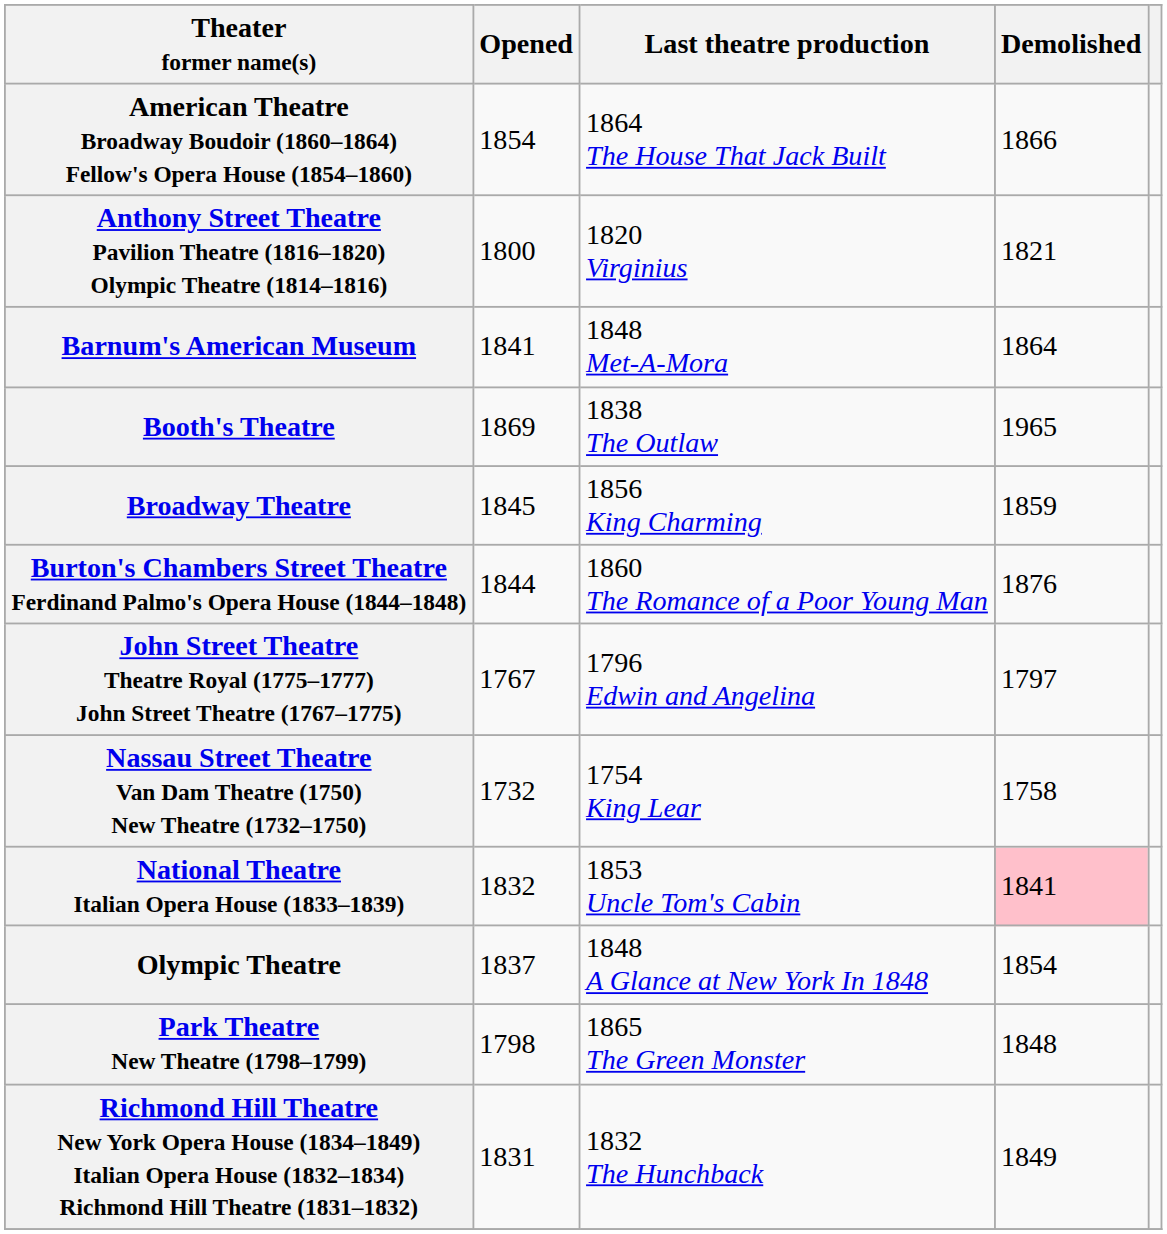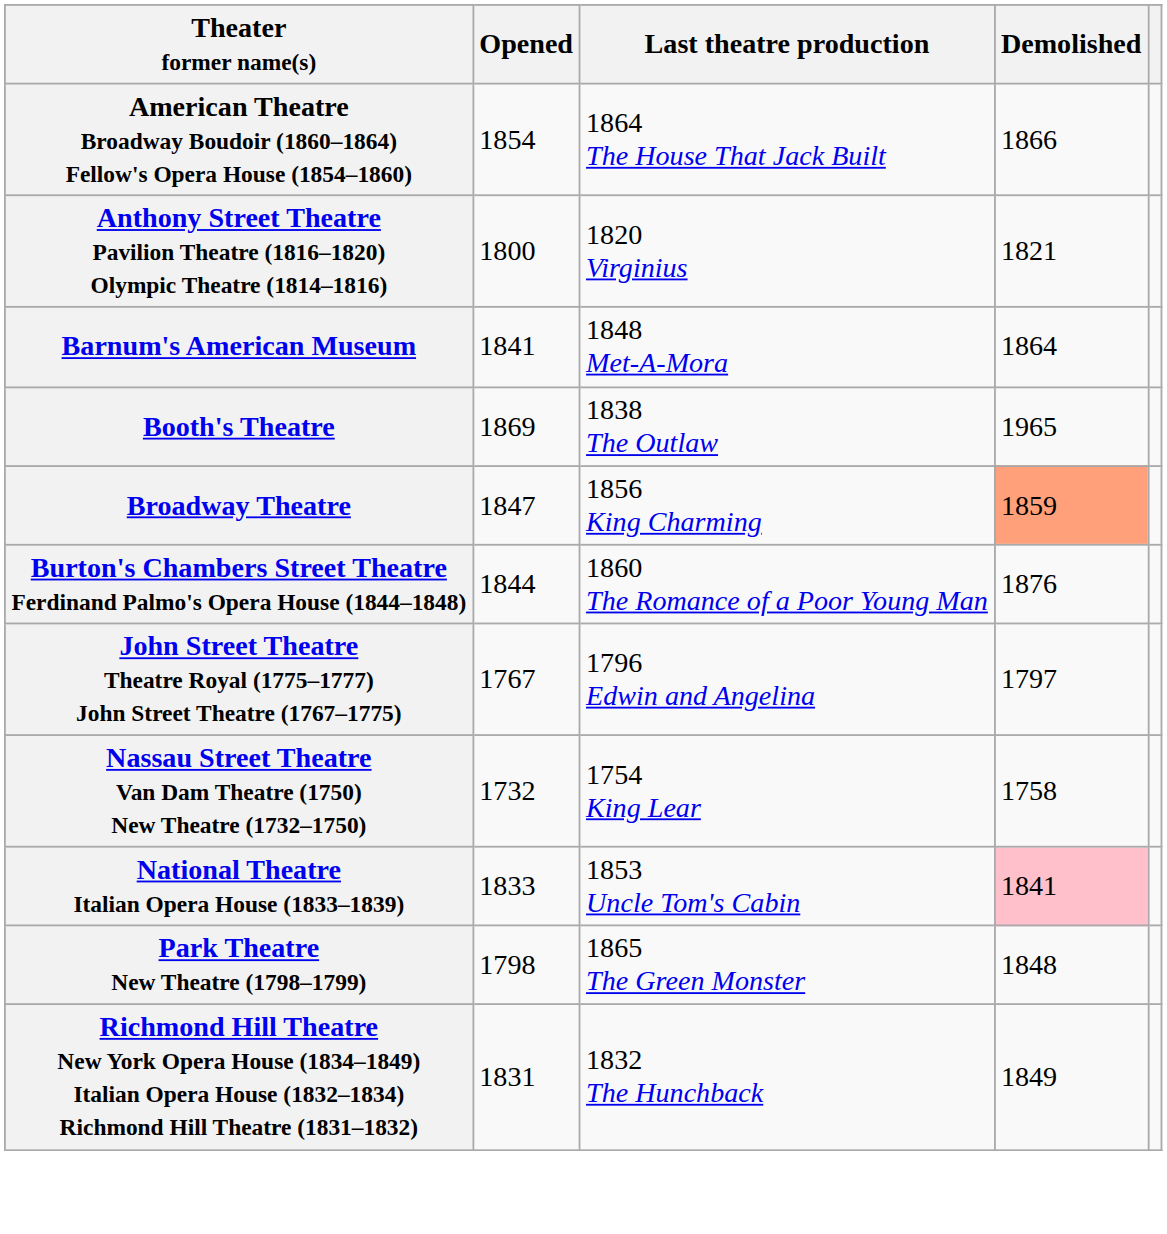(507, 504) 1845 -> (507, 504) 1847
(1029, 504) no background -> (1029, 504) lightsalmon background
(507, 886) 1832 -> (507, 886) 1833
- row: (239, 965)
